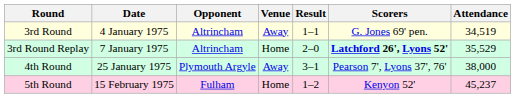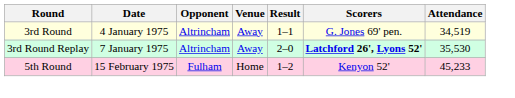(276, 48) Home -> (250, 48) Away
(481, 48) 35,529 -> (455, 48) 35,530
- row: (48, 66)
(481, 84) 45,237 -> (455, 66) 45,233
